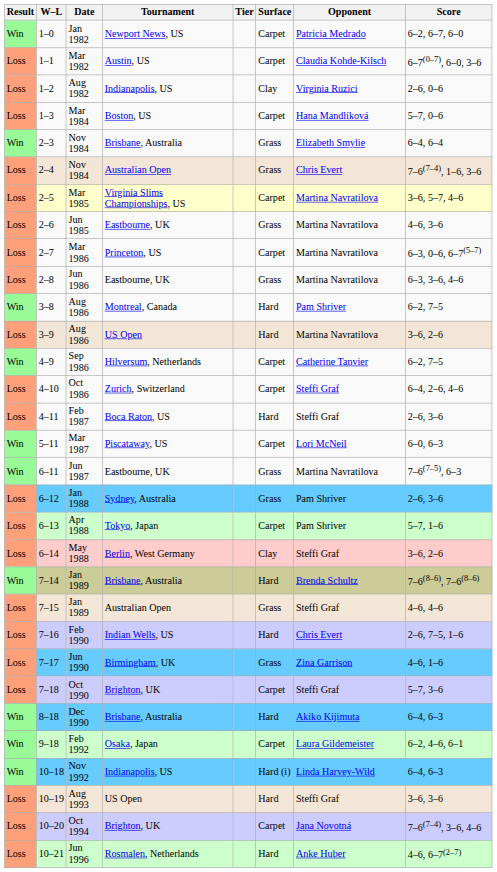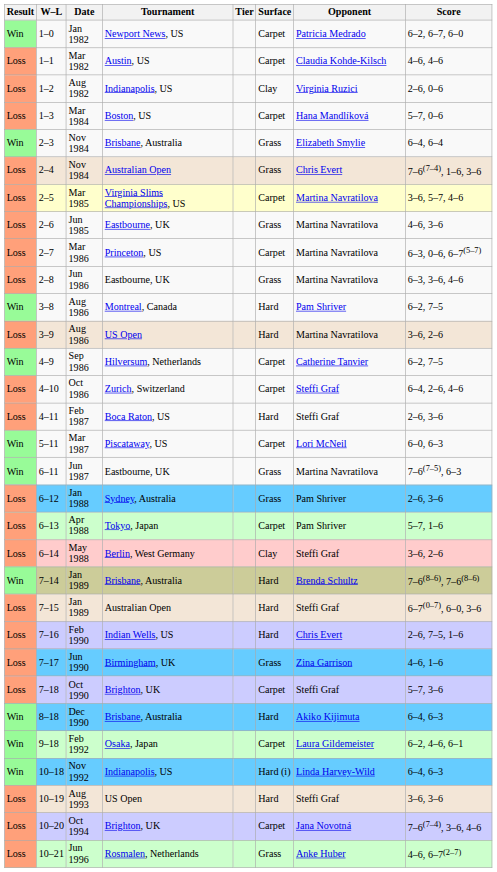(445, 61) 6–7(0–7), 6–0, 3–6 -> (425, 61) 4–6, 4–6
(270, 608) Grass -> (268, 608) Hard
(425, 608) 4–6, 4–6 -> (445, 607) 6–7(0–7), 6–0, 3–6
(268, 853) Hard -> (270, 853) Grass
